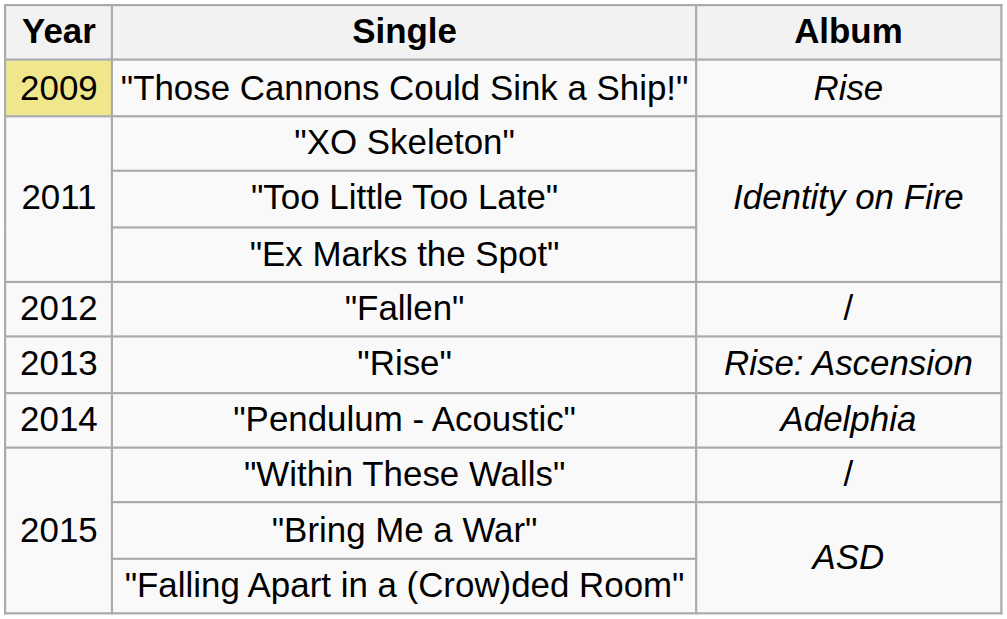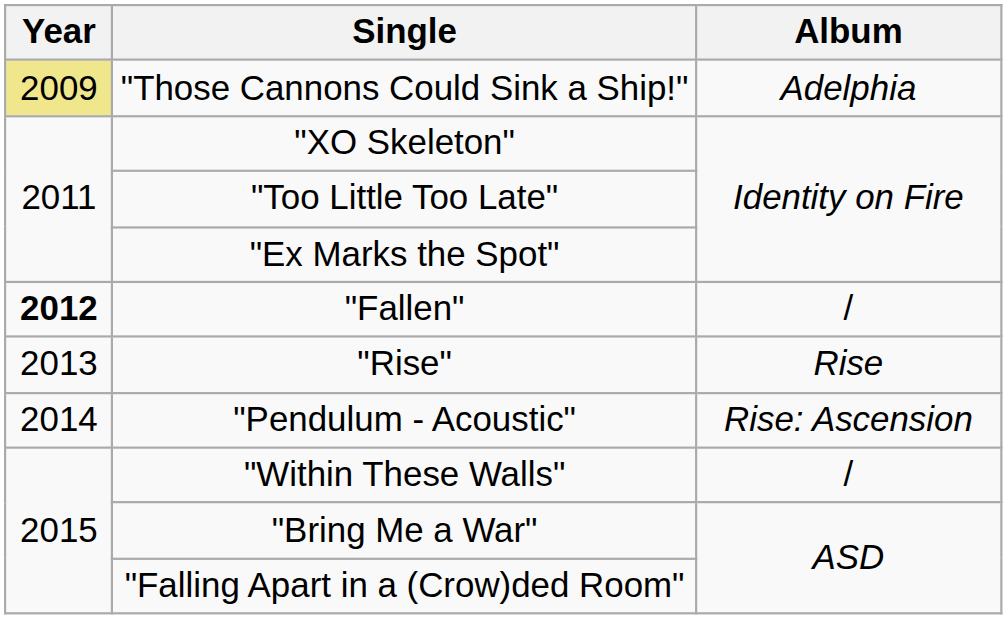(848, 87) Rise -> (848, 87) Adelphia
(59, 308) normal -> (59, 308) bold
(848, 364) Rise: Ascension -> (848, 364) Rise
(848, 419) Adelphia -> (848, 419) Rise: Ascension
